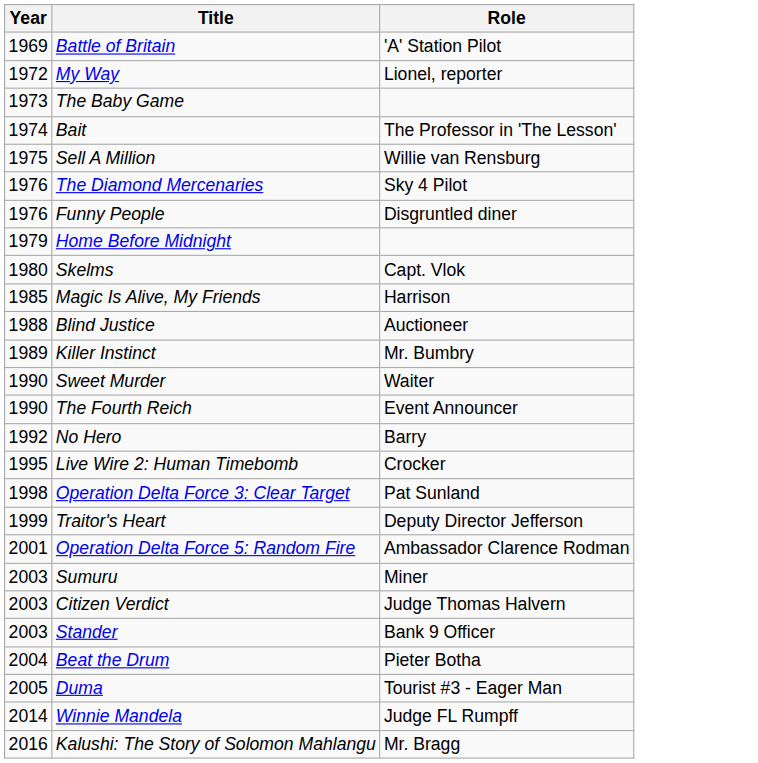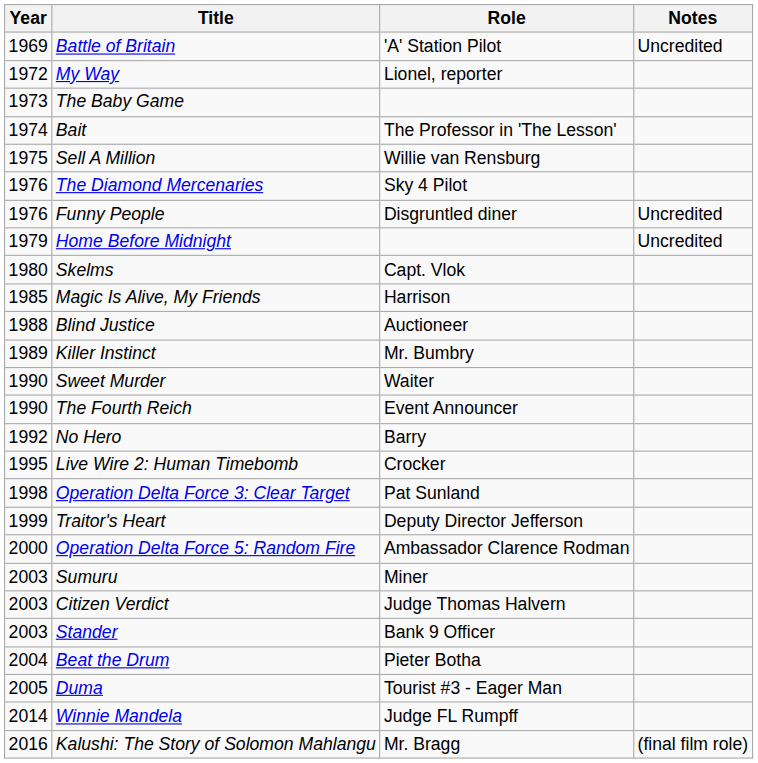+ column: (693, 18)
(28, 548) 2001 -> (28, 548) 2000
